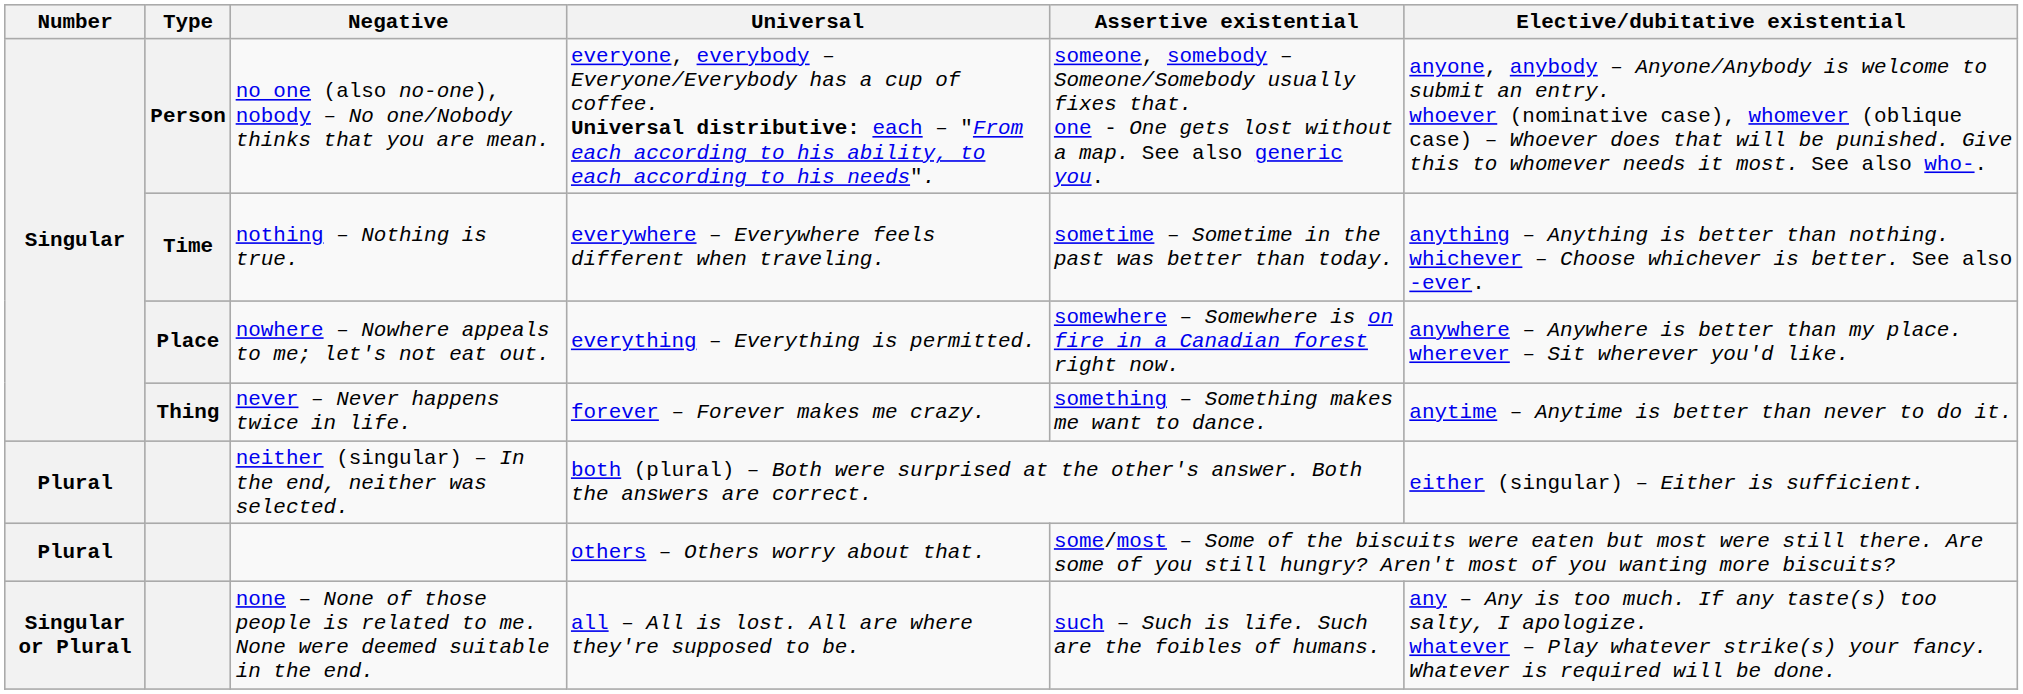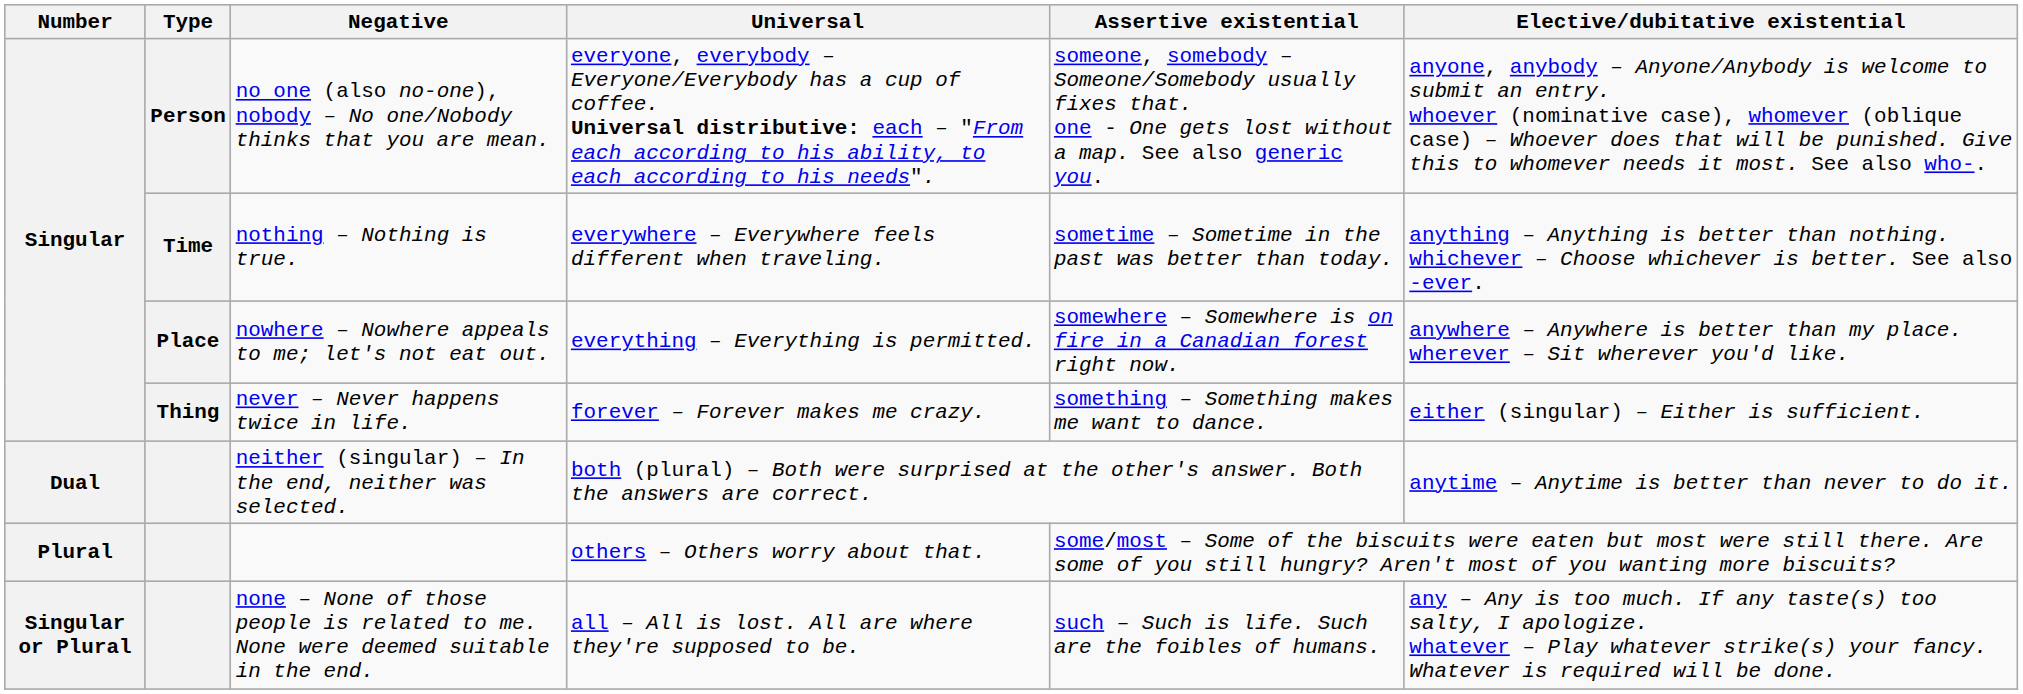(1711, 412) anytime – Anytime is better than never to do it. -> (1667, 412) either (singular) – Either is sufficient.
(75, 482) Plural -> (75, 482) Dual
(1667, 482) either (singular) – Either is sufficient. -> (1711, 482) anytime – Anytime is better than never to do it.
